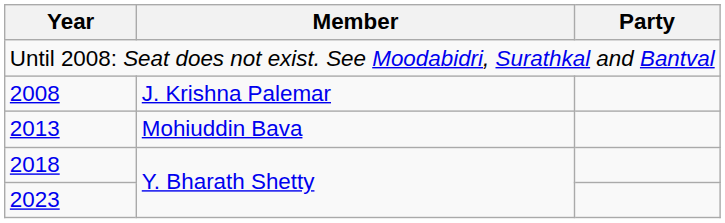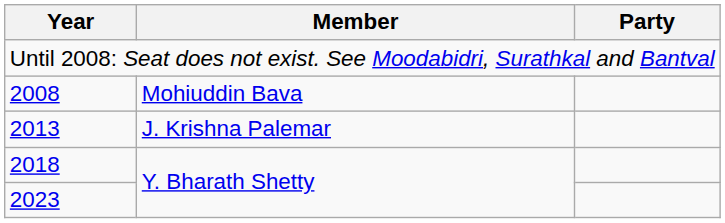(236, 93) J. Krishna Palemar -> (222, 93) Mohiuddin Bava
(222, 128) Mohiuddin Bava -> (236, 128) J. Krishna Palemar
